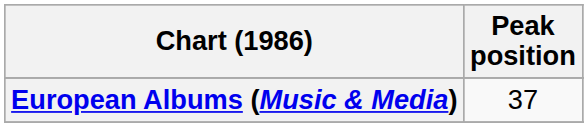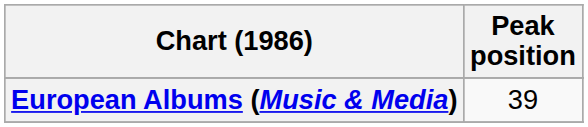(523, 99) 37 -> (523, 99) 39
